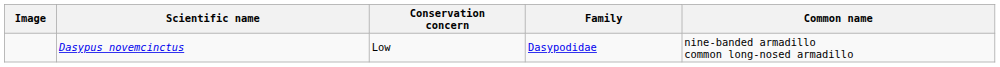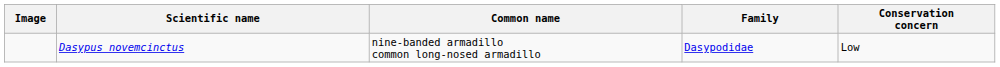columns swapped: (838, 19) <-> (447, 19)
